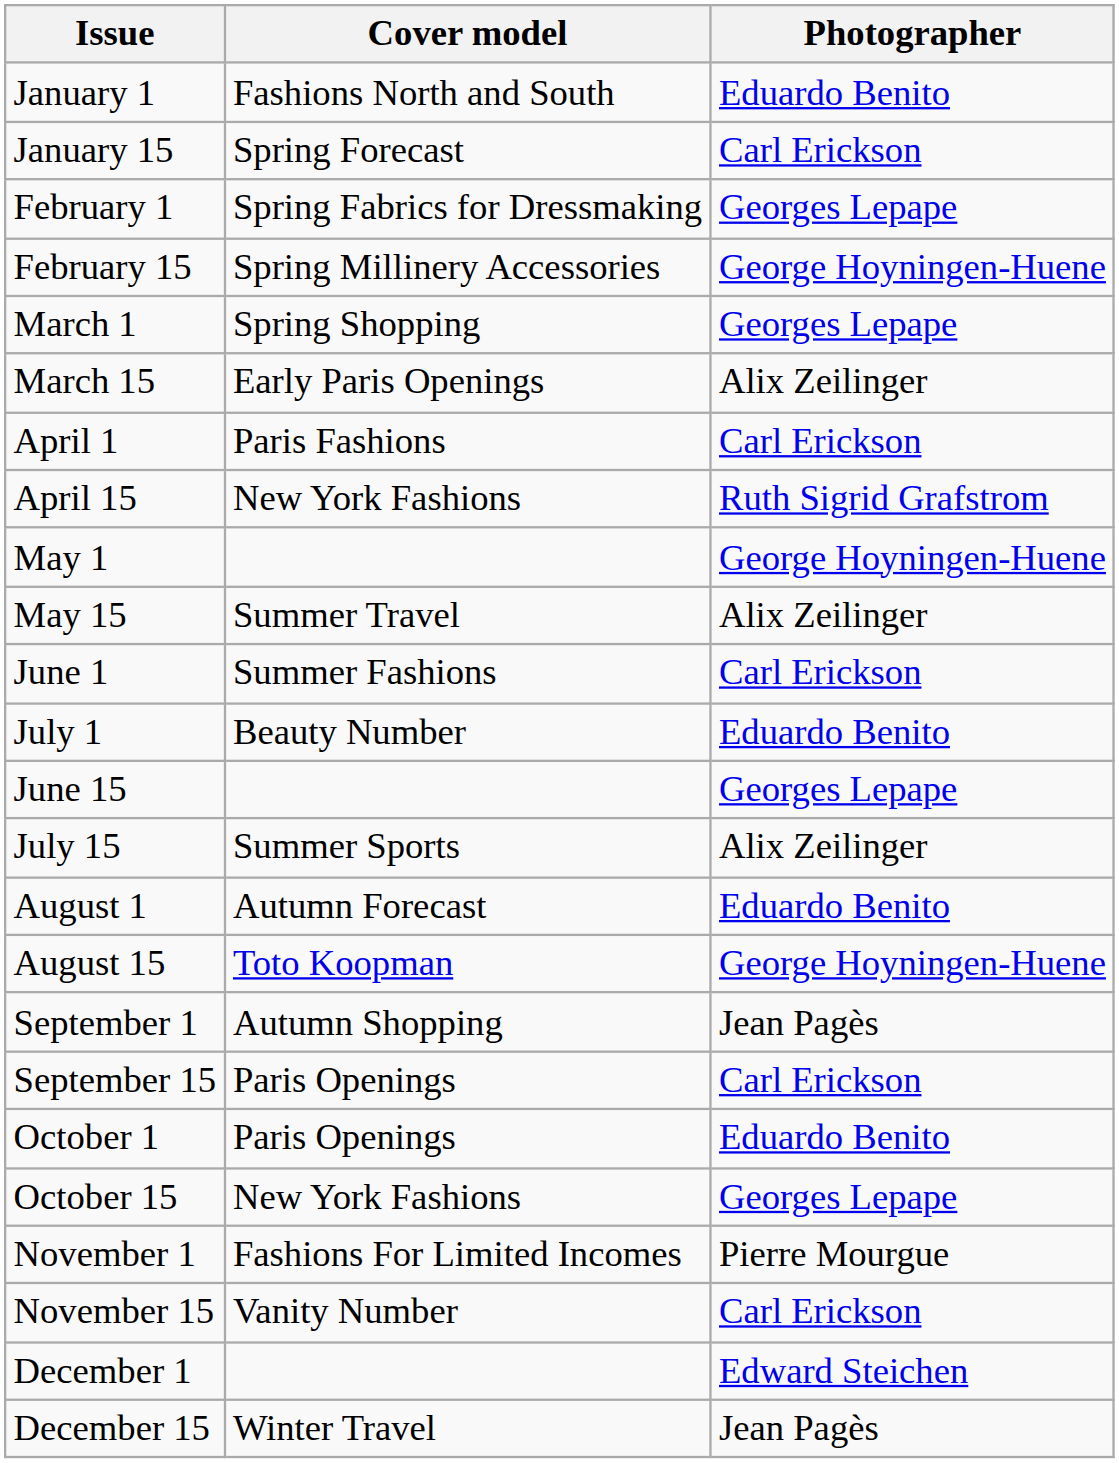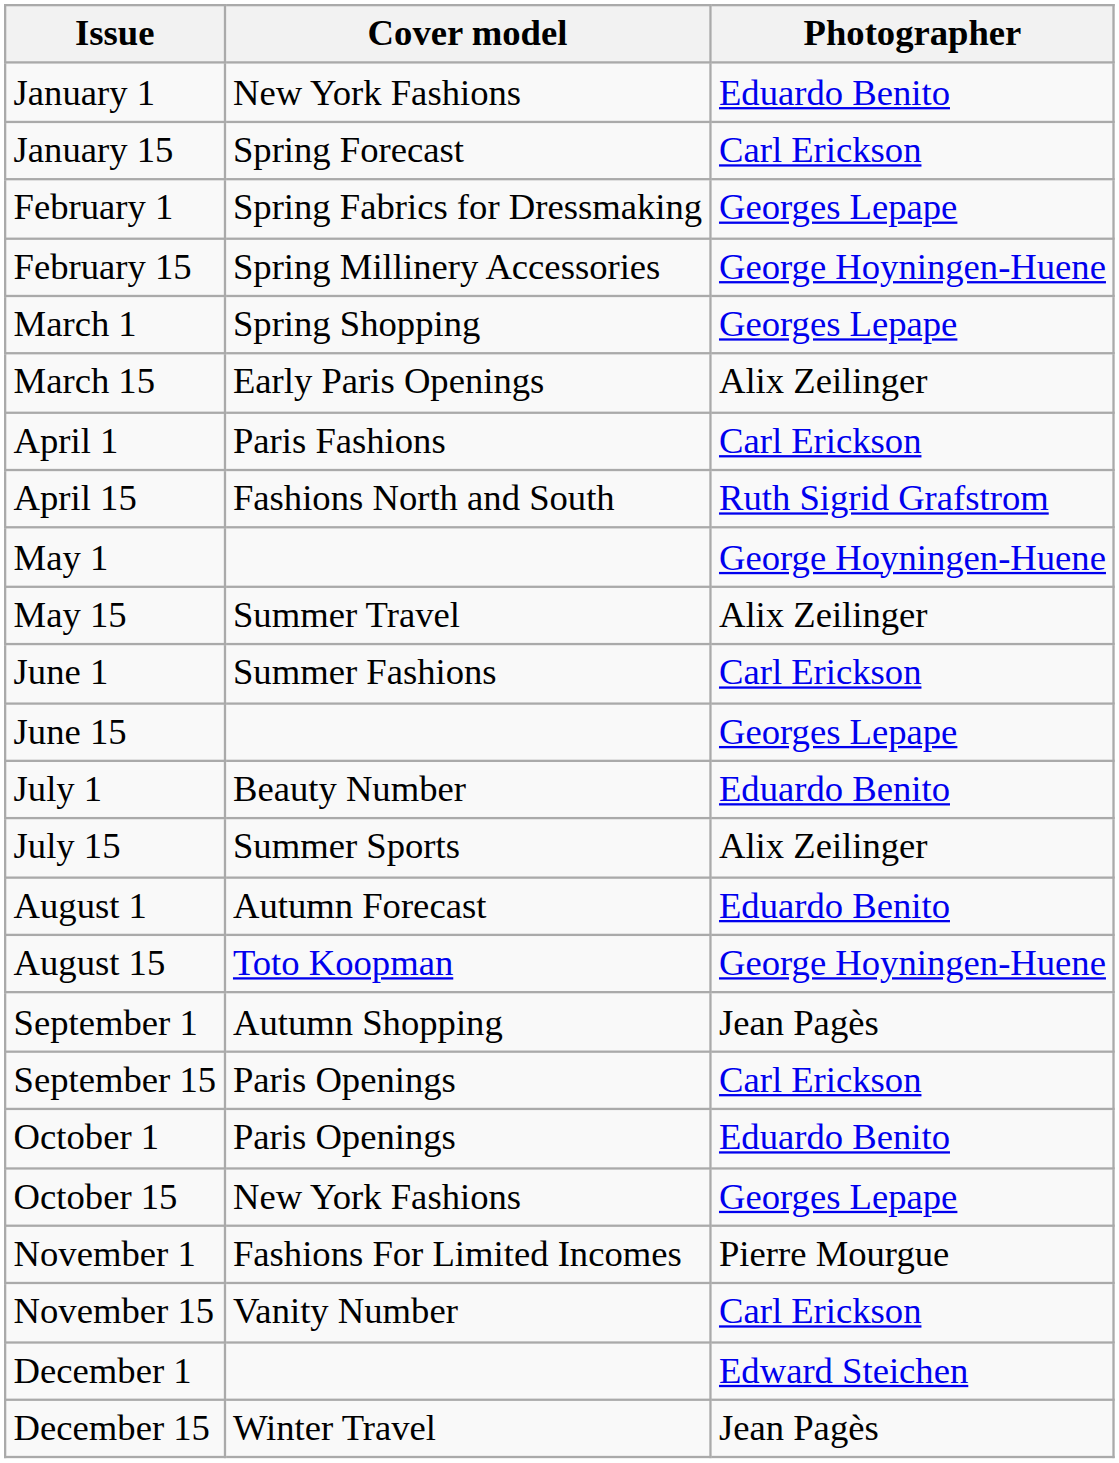(424, 91) Fashions North and South -> (377, 91) New York Fashions
(377, 498) New York Fashions -> (424, 498) Fashions North and South
rows swapped: (70, 788) <-> (58, 730)
